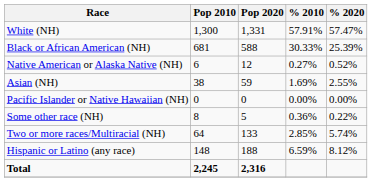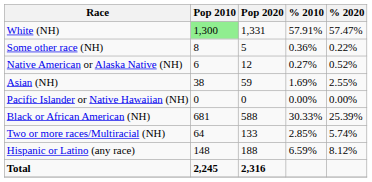(206, 30) no background -> (206, 30) lightgreen background
rows swapped: (78, 47) <-> (55, 116)
